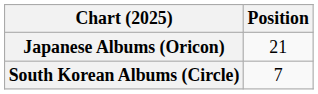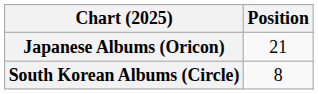(278, 74) 7 -> (278, 74) 8
